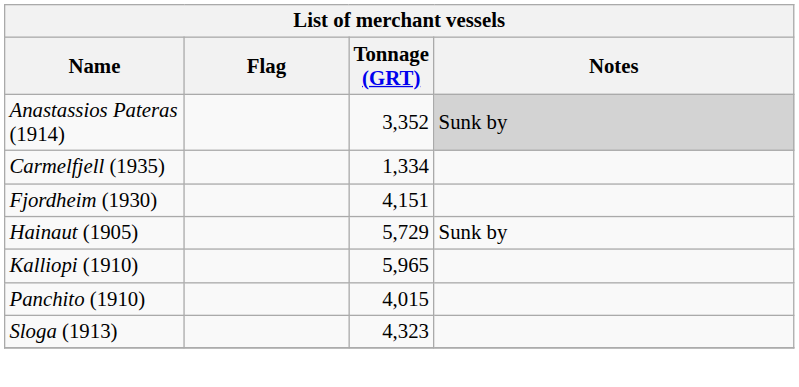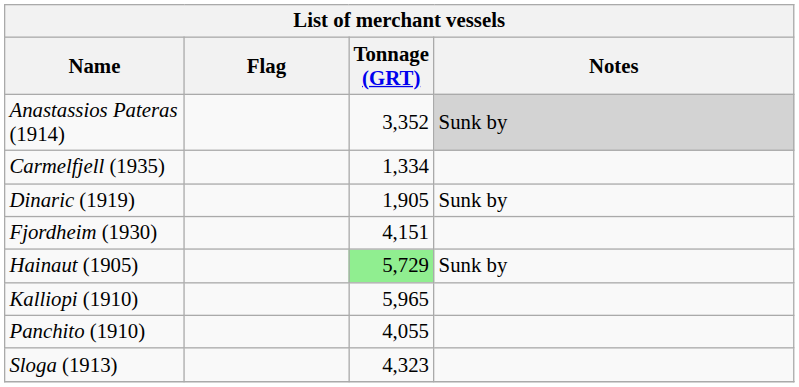+ row: (72, 199)
(406, 232) no background -> (406, 265) lightgreen background
(406, 298) 4,015 -> (406, 331) 4,055
